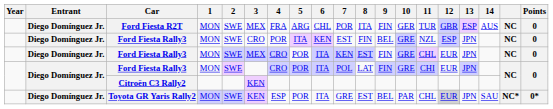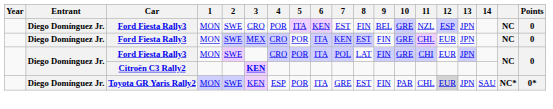- row: (152, 26)
(256, 83) normal -> (256, 69) bold
(385, 97) BEL -> (384, 83) FIN
